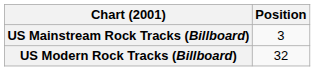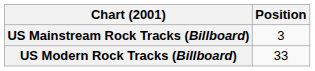(281, 55) 32 -> (281, 55) 33
